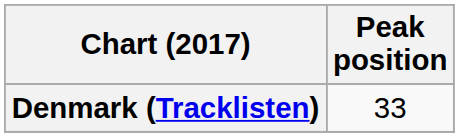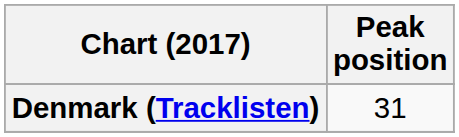(390, 107) 33 -> (390, 107) 31
